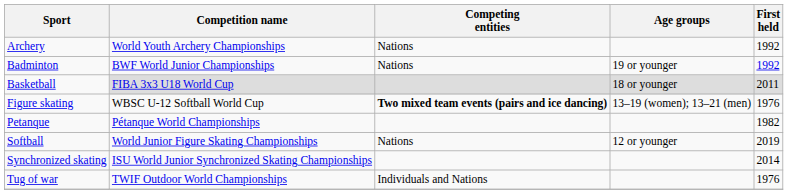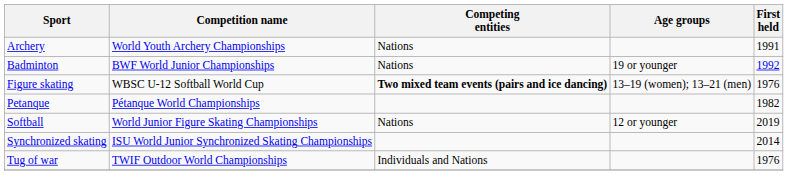(768, 46) 1992 -> (768, 46) 1991
- row: (31, 84)
